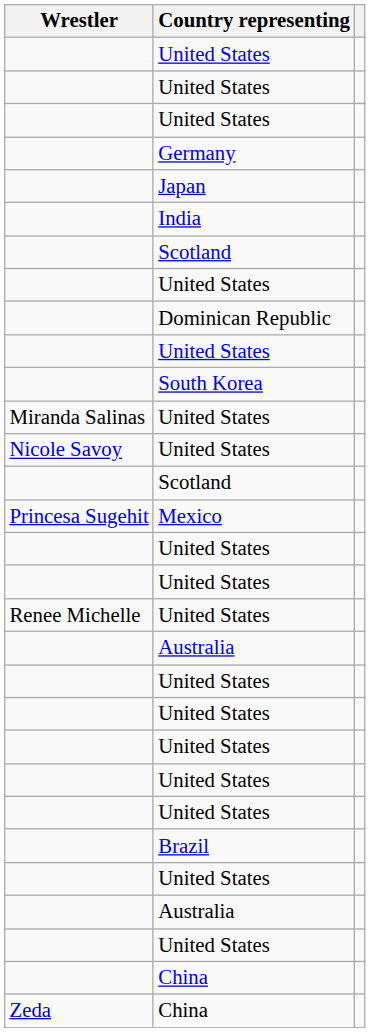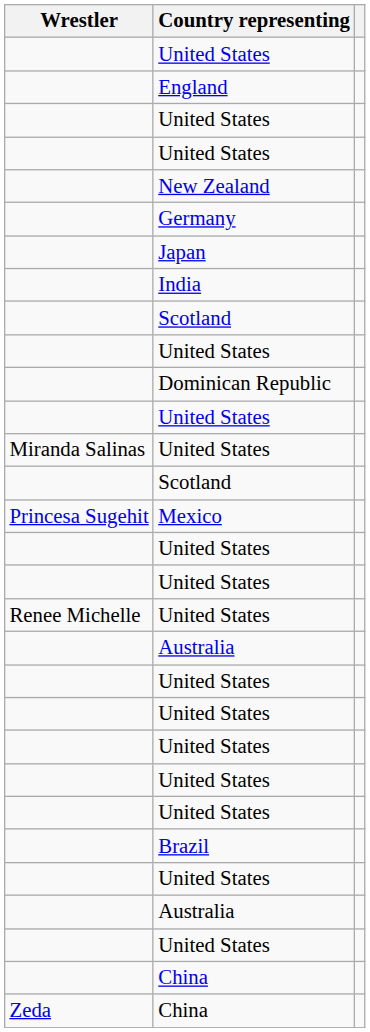+ row: (79, 87)
+ row: (79, 186)
- row: (79, 384)
- row: (66, 449)
